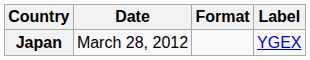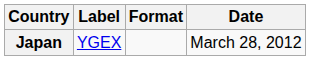columns swapped: (132, 17) <-> (279, 17)
